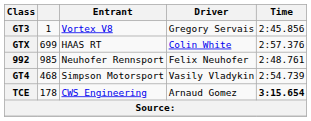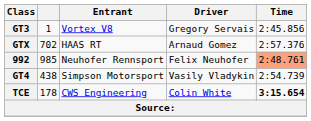(48, 44) 699 -> (48, 44) 702
(200, 44) Colin White -> (203, 44) Arnaud Gomez
(282, 60) no background -> (282, 60) lightsalmon background
(48, 76) 468 -> (48, 76) 438
(203, 92) Arnaud Gomez -> (200, 92) Colin White
